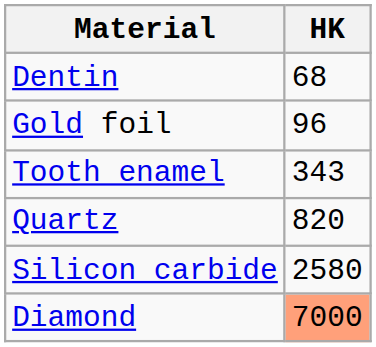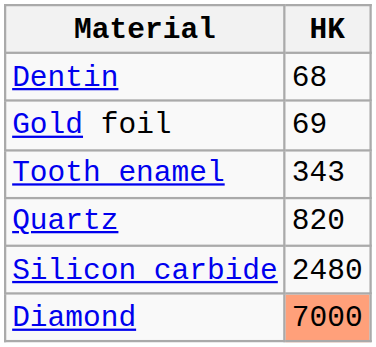(310, 125) 96 -> (310, 125) 69
(327, 270) 2580 -> (327, 270) 2480
